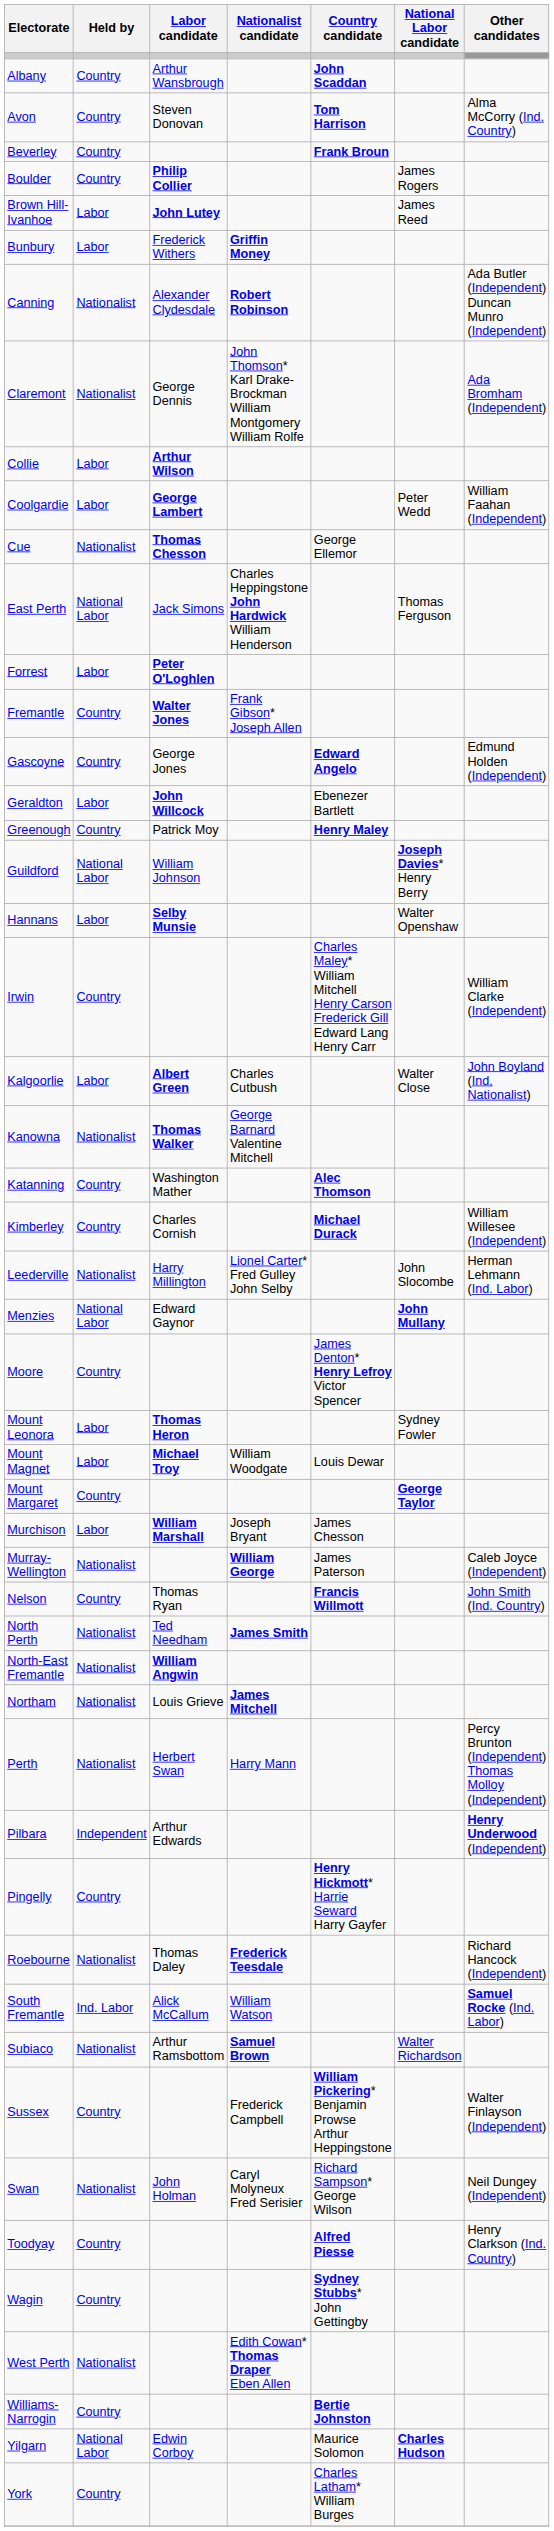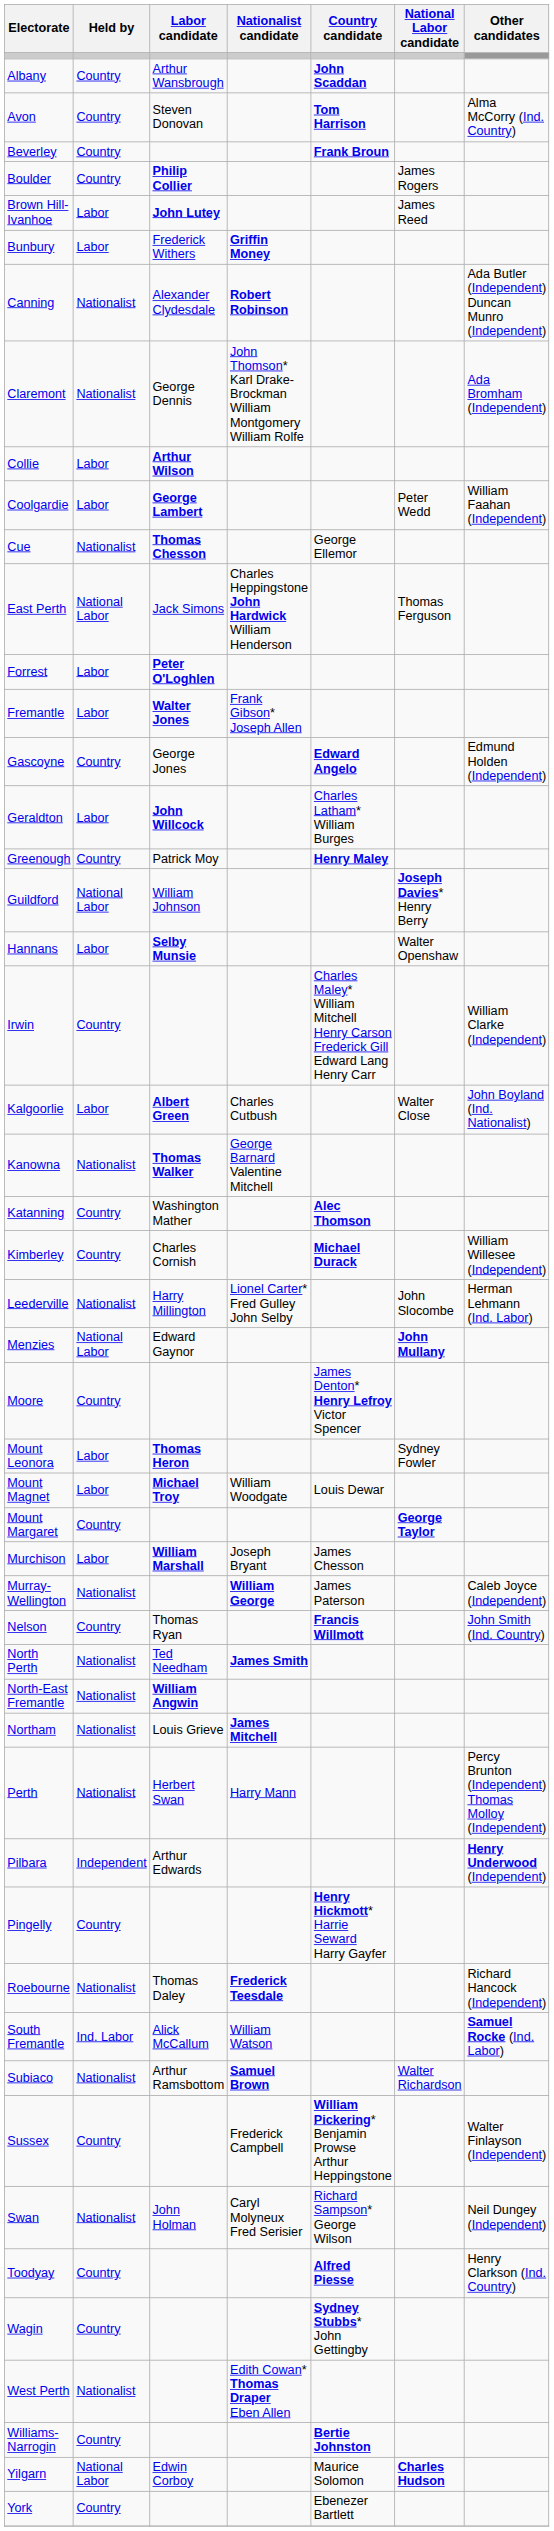(99, 713) Country -> (93, 713) Labor
(341, 803) Ebenezer Bartlett -> (337, 817) Charles Latham* William Burges
(337, 2494) Charles Latham* William Burges -> (341, 2508) Ebenezer Bartlett
